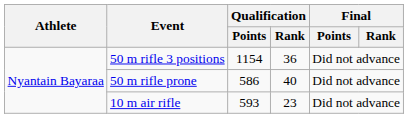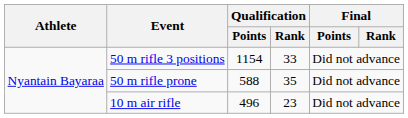(290, 58) 36 -> (290, 58) 33
(249, 81) 586 -> (249, 81) 588
(290, 81) 40 -> (290, 81) 35
(249, 103) 593 -> (249, 103) 496
